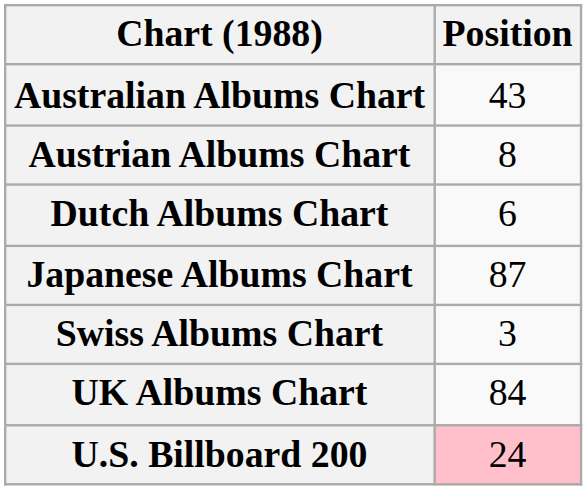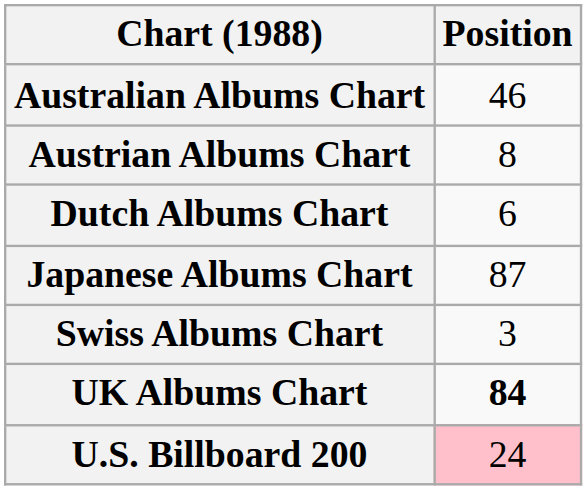(508, 94) 43 -> (508, 94) 46
(508, 393) normal -> (508, 393) bold
